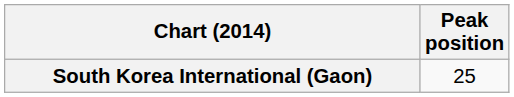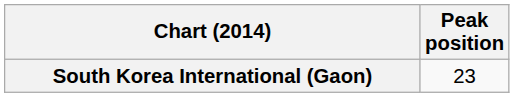(465, 75) 25 -> (465, 75) 23
